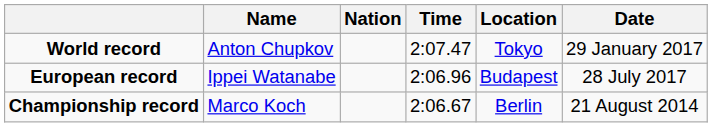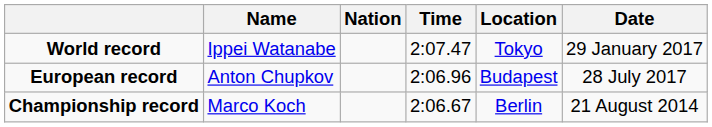(270, 48) Anton Chupkov -> (272, 48) Ippei Watanabe
(272, 77) Ippei Watanabe -> (270, 77) Anton Chupkov
